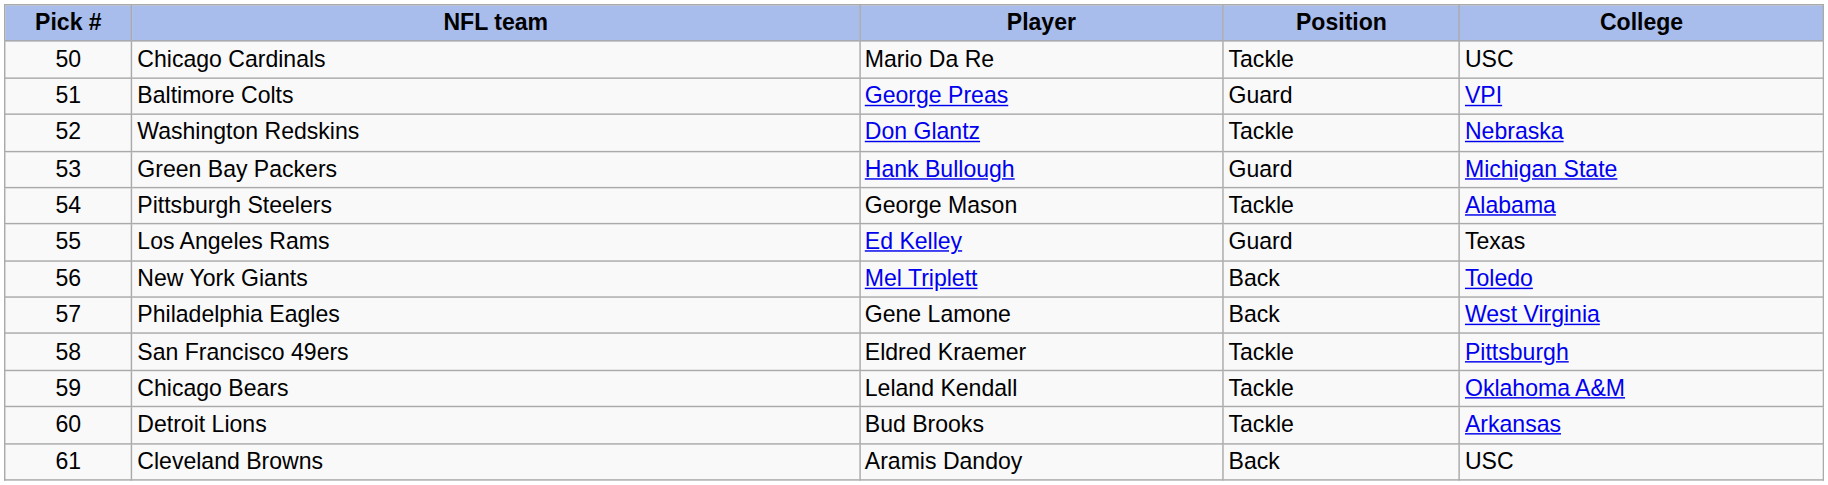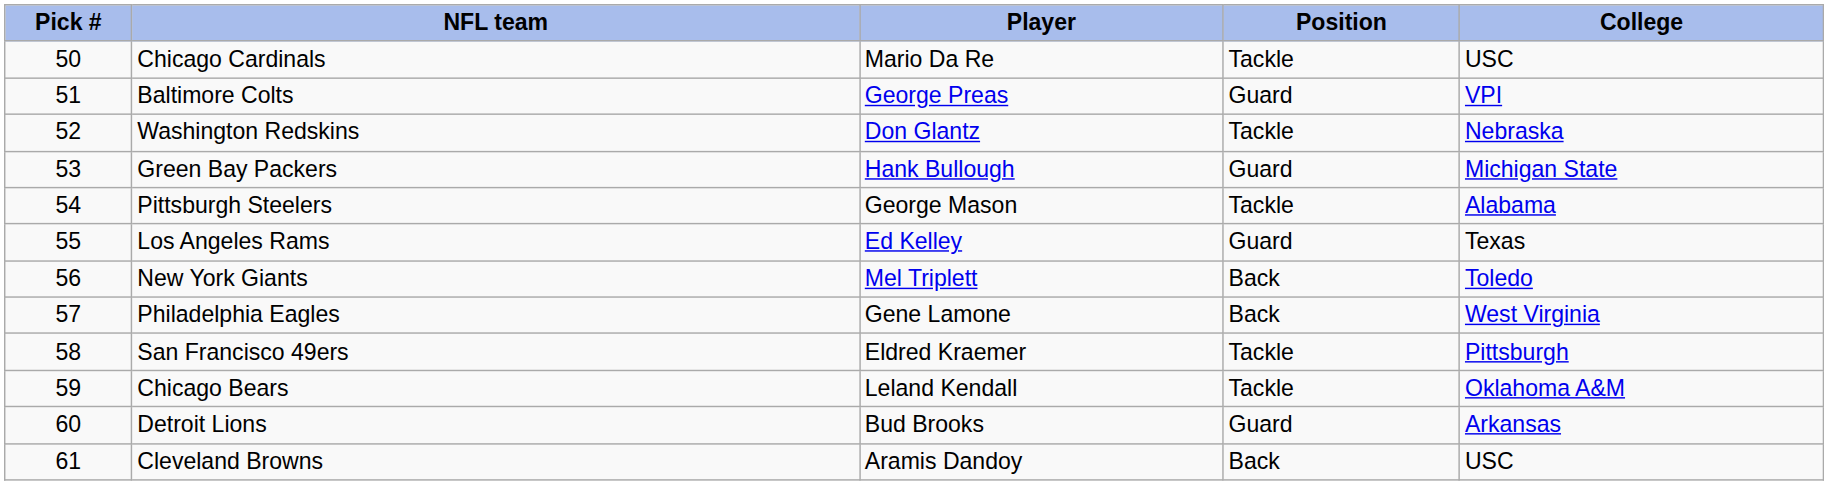(1261, 424) Tackle -> (1261, 424) Guard
